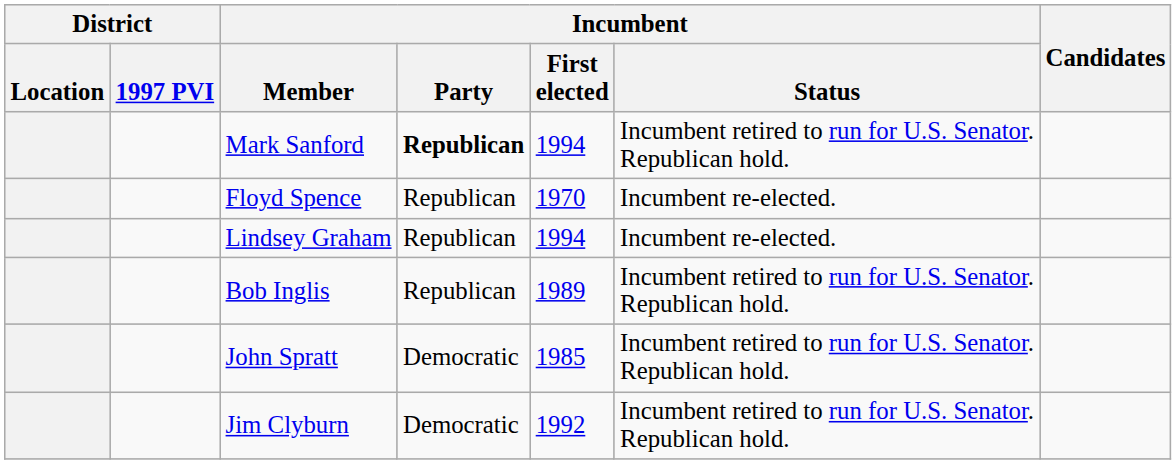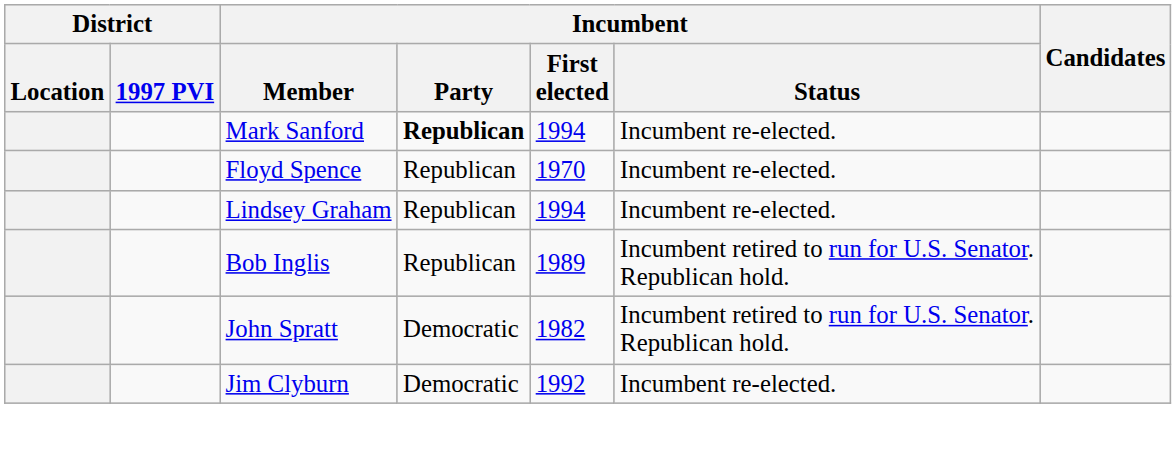(827, 144) Incumbent retired to run for U.S. Senator. Republican hold. -> (728, 130) Incumbent re-elected.
(560, 357) 1985 -> (560, 329) 1982
(827, 425) Incumbent retired to run for U.S. Senator. Republican hold. -> (728, 383) Incumbent re-elected.
